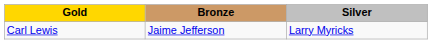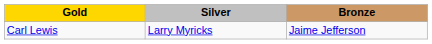columns swapped: (357, 13) <-> (216, 13)
